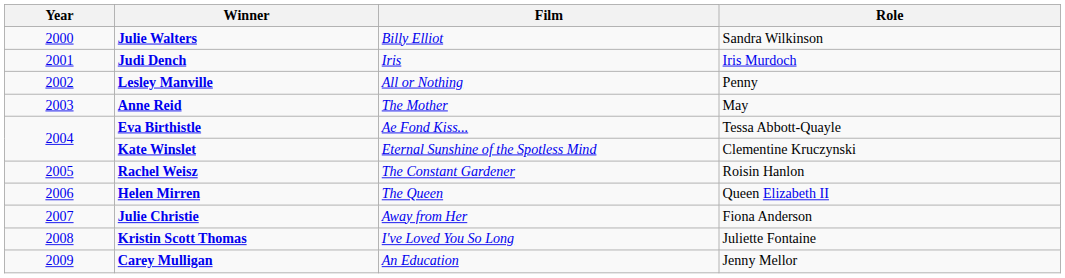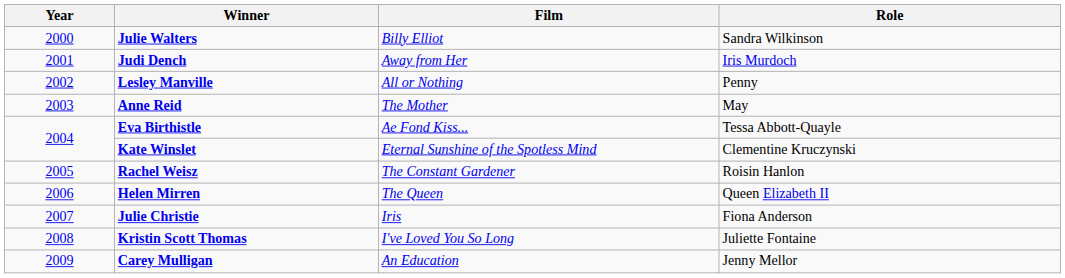(392, 60) Iris -> (425, 60) Away from Her
(425, 216) Away from Her -> (392, 216) Iris
